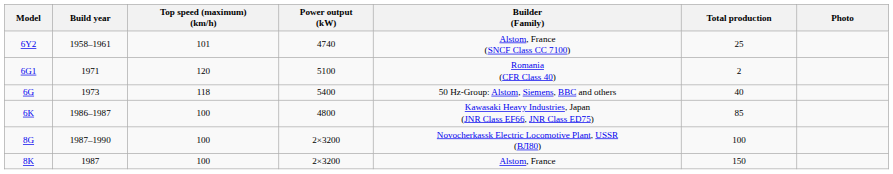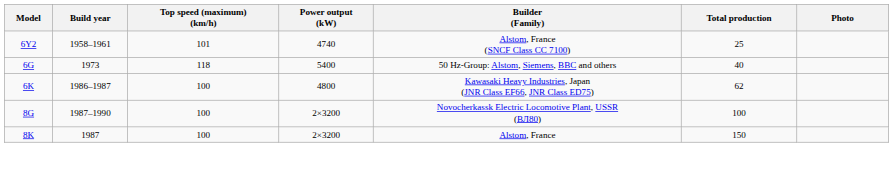- row: (29, 71)
(739, 113) 85 -> (739, 86) 62
